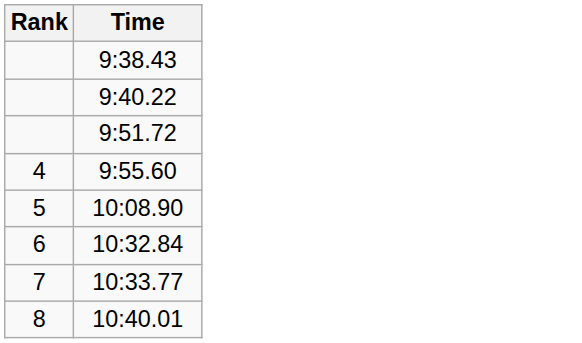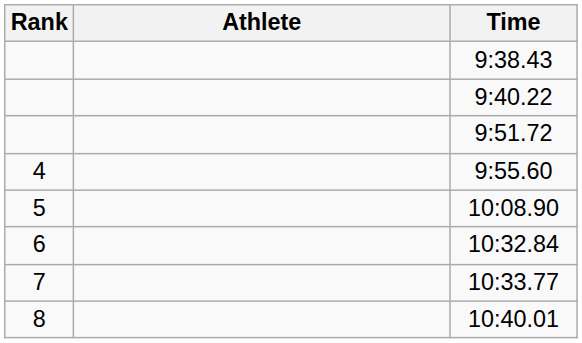+ column: (262, 23)
